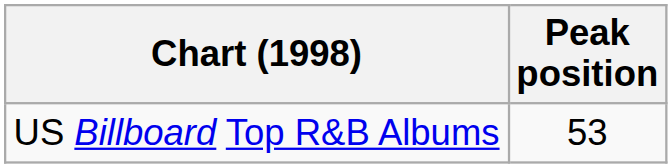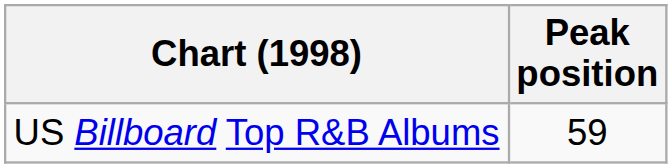(587, 132) 53 -> (587, 132) 59
